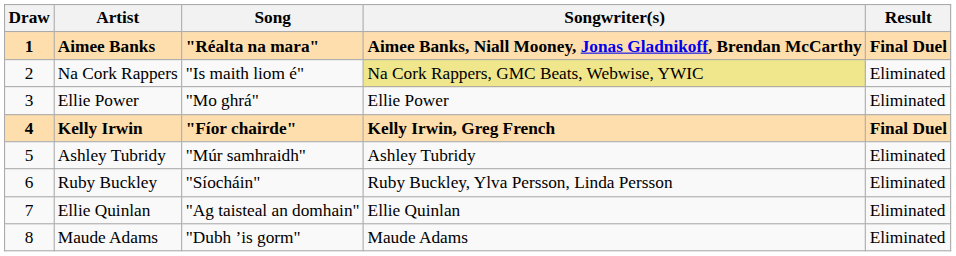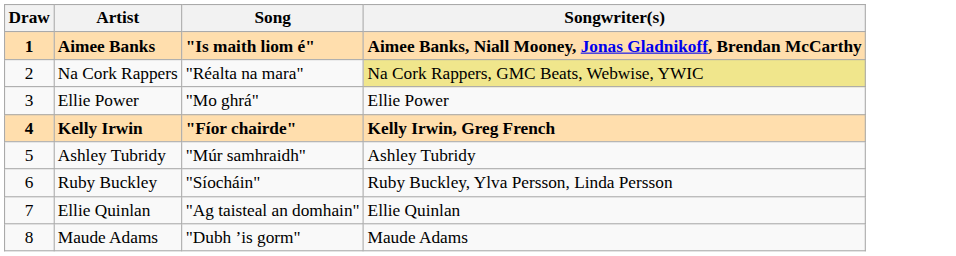- column: (908, 18)
(252, 45) "Réalta na mara" -> (250, 45) "Is maith liom é"
(245, 73) "Is maith liom é" -> (245, 73) "Réalta na mara"
